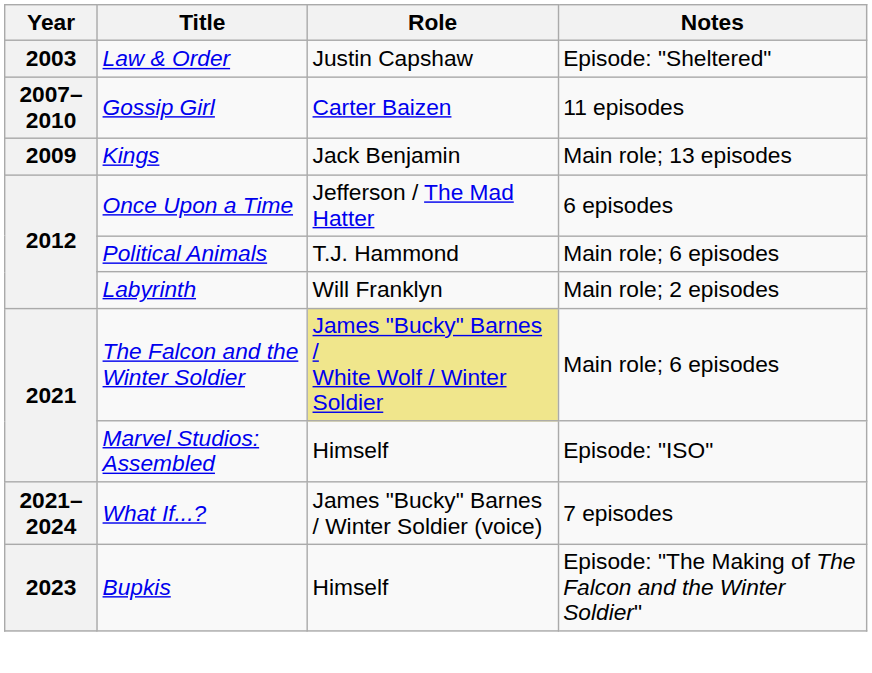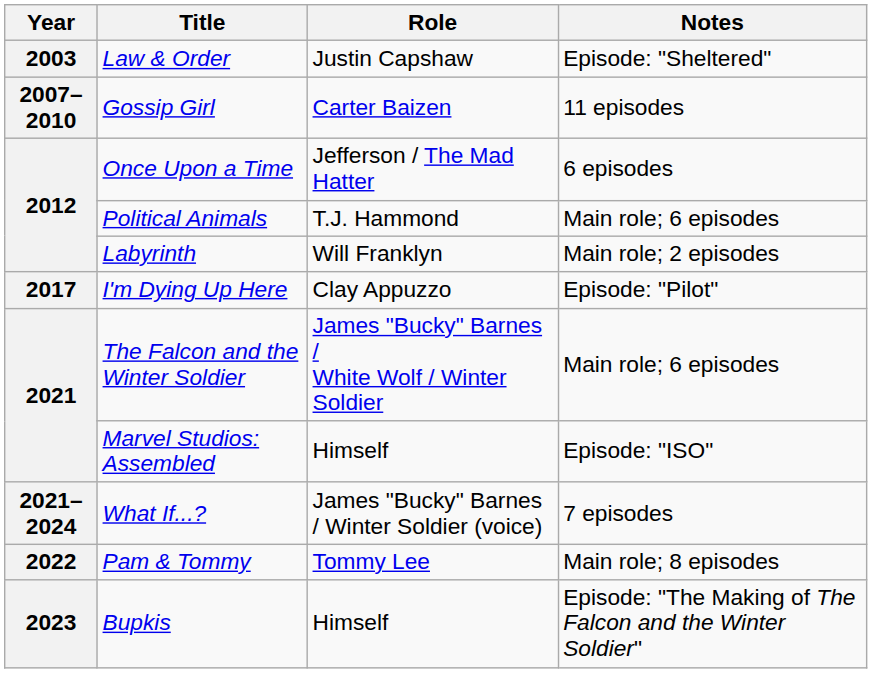- row: (131, 156)
+ row: (195, 289)
(427, 364) khaki background -> (427, 364) no background
+ row: (177, 561)
